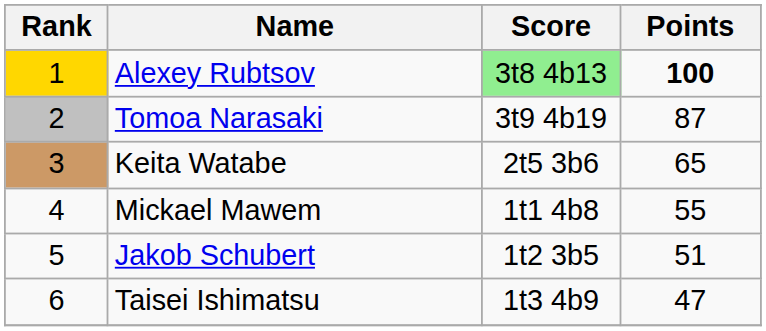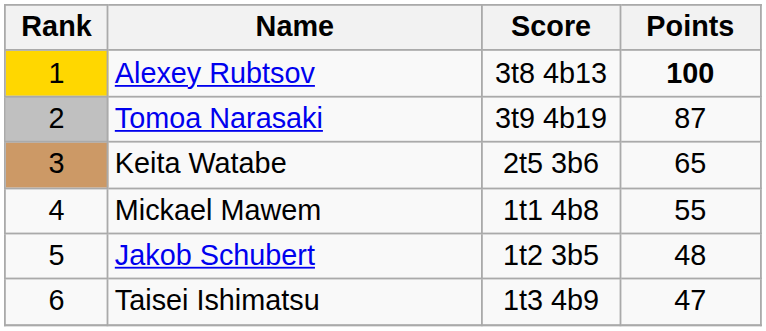(551, 73) lightgreen background -> (551, 73) no background
(690, 255) 51 -> (690, 255) 48
